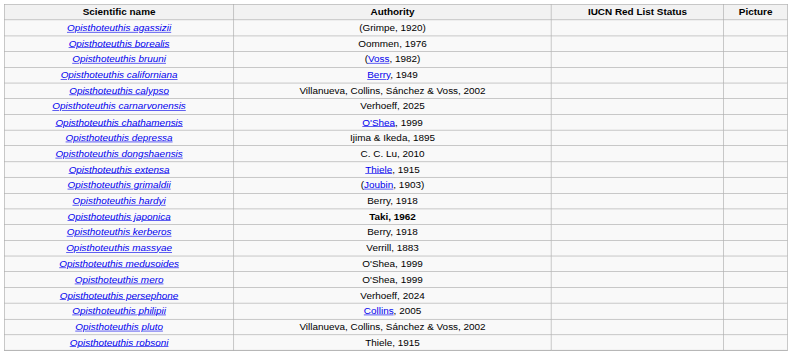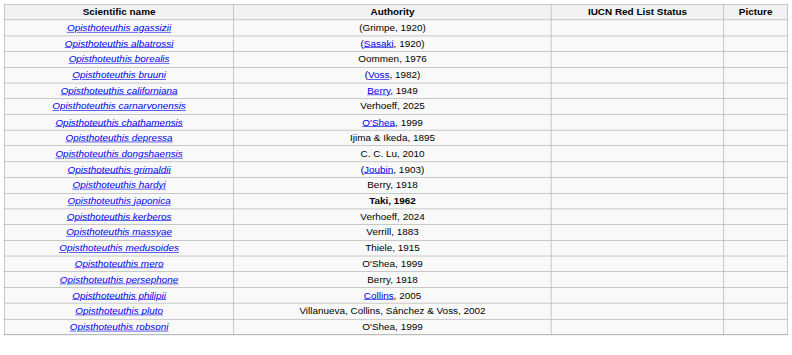+ row: (119, 43)
- row: (119, 91)
- row: (119, 169)
(393, 232) Berry, 1918 -> (393, 216) Verhoeff, 2024
(393, 264) O'Shea, 1999 -> (393, 248) Thiele, 1915
(393, 295) Verhoeff, 2024 -> (393, 279) Berry, 1918
(393, 342) Thiele, 1915 -> (393, 327) O'Shea, 1999
